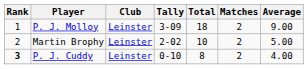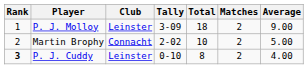(130, 41) Leinster -> (130, 41) Connacht
